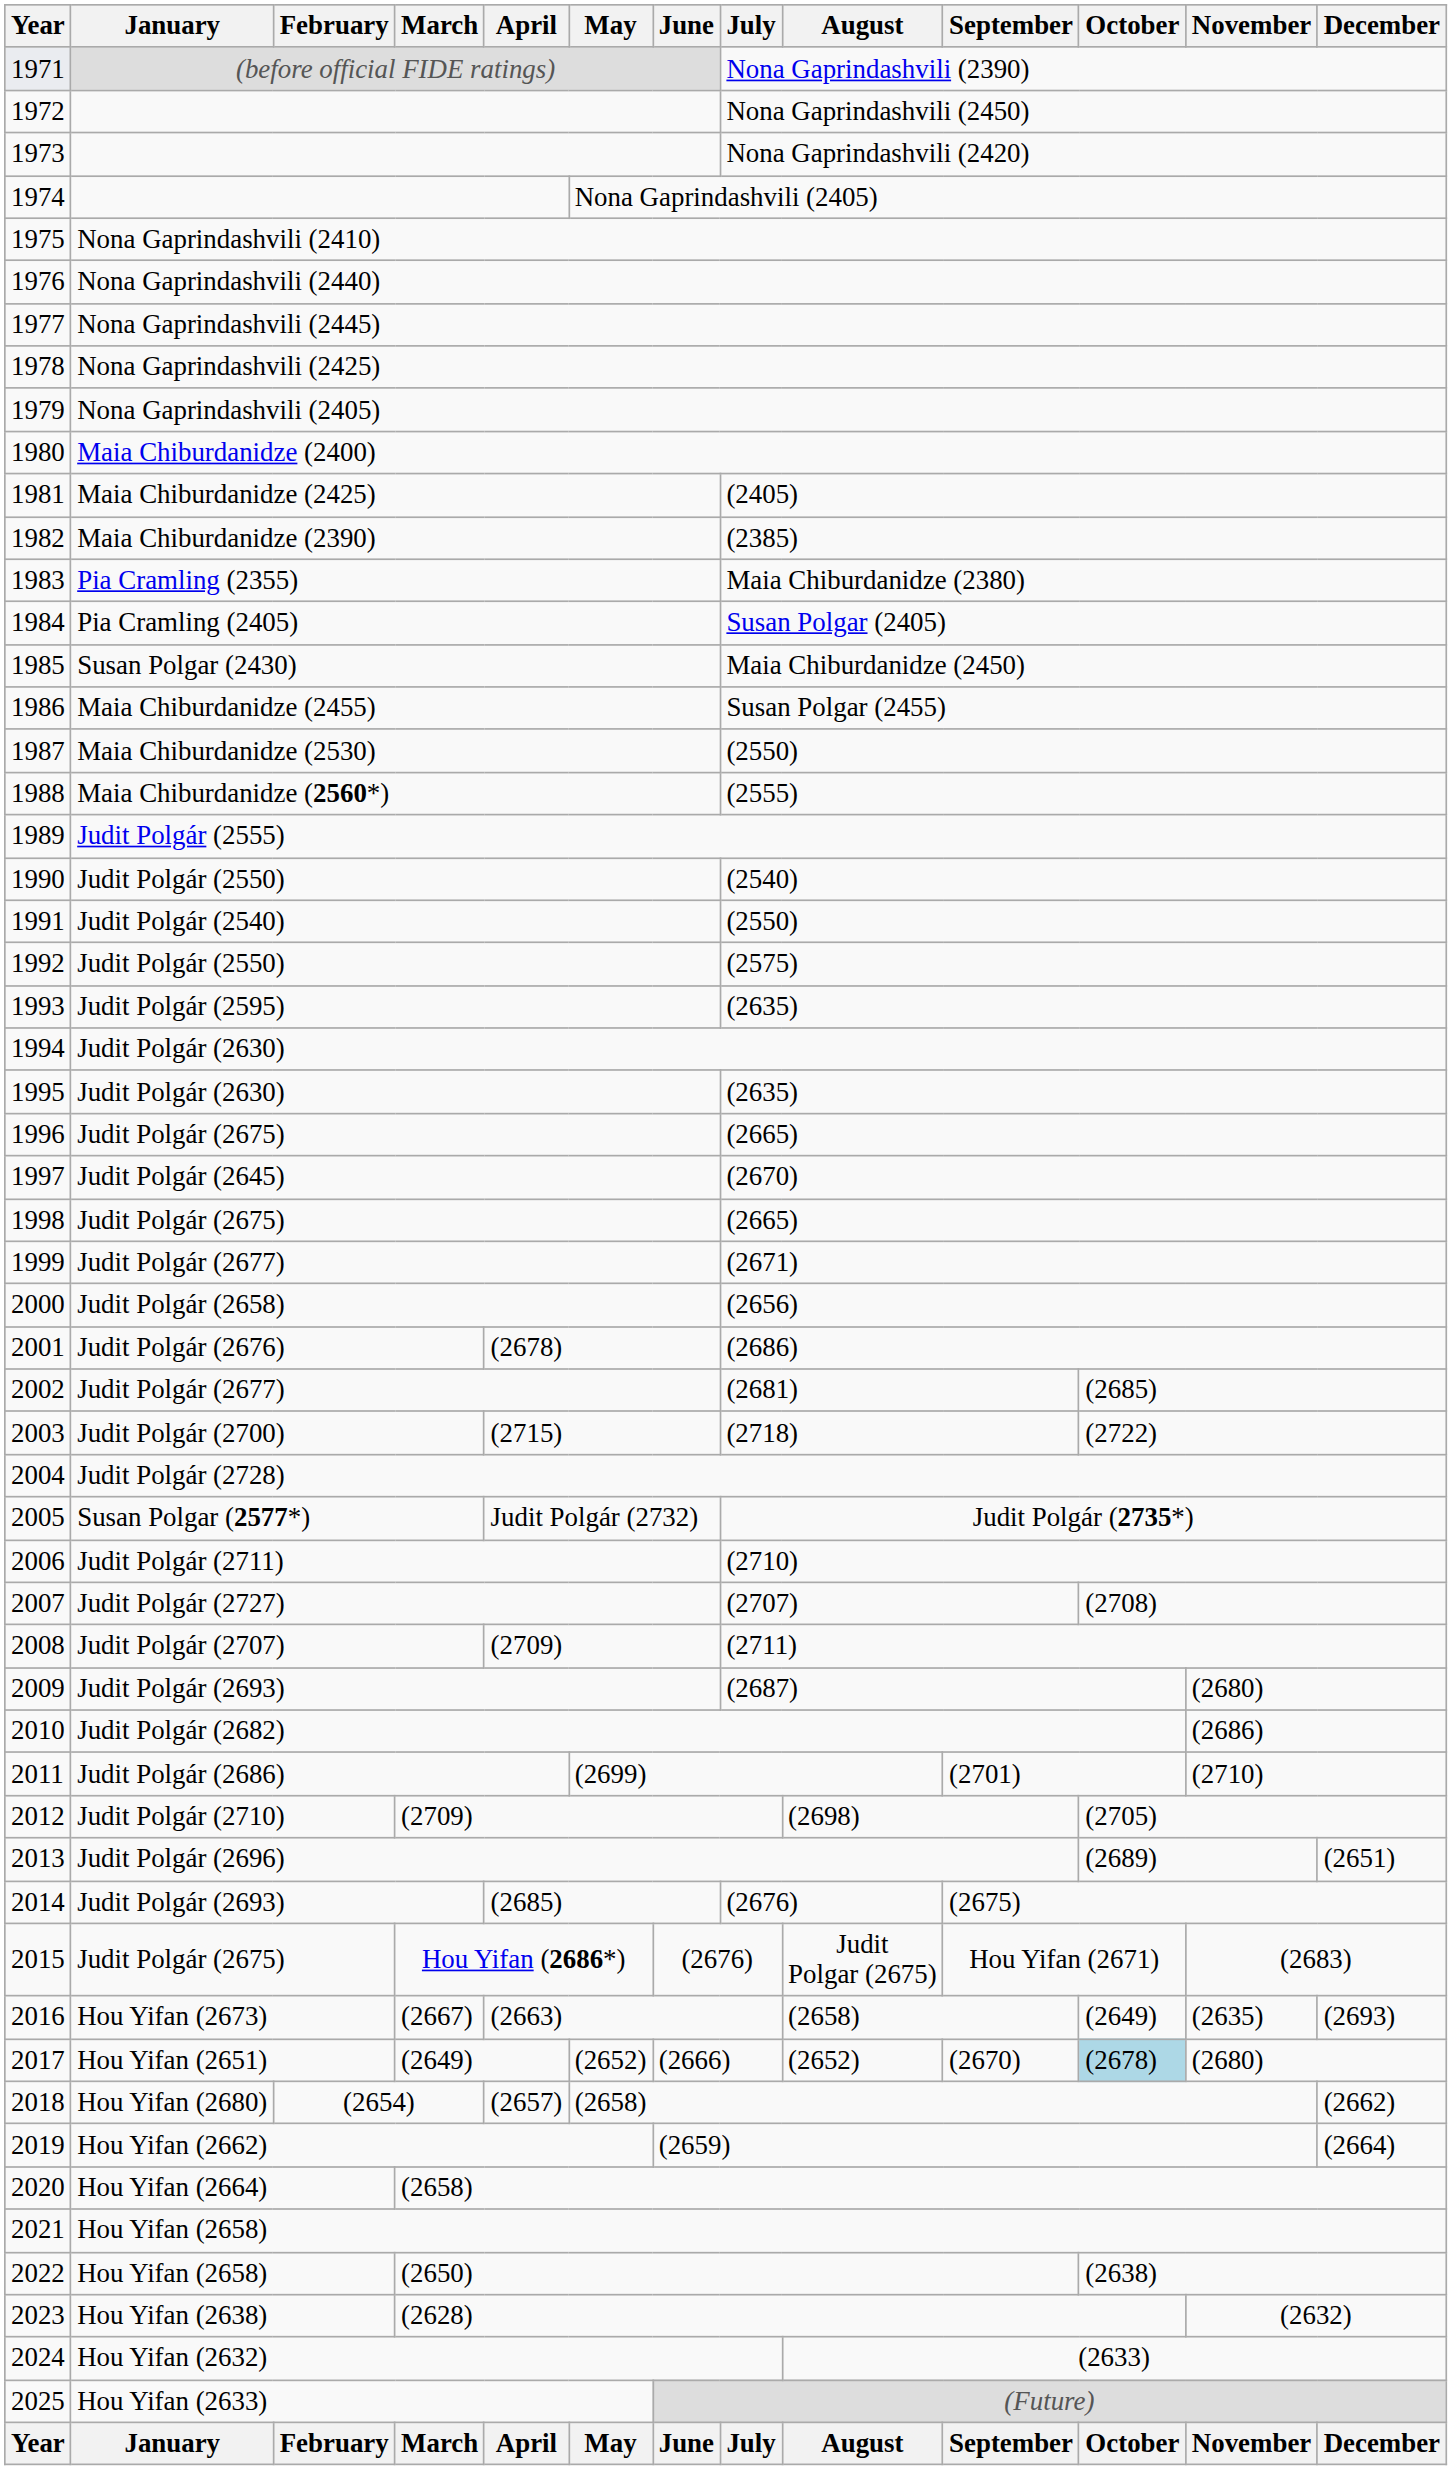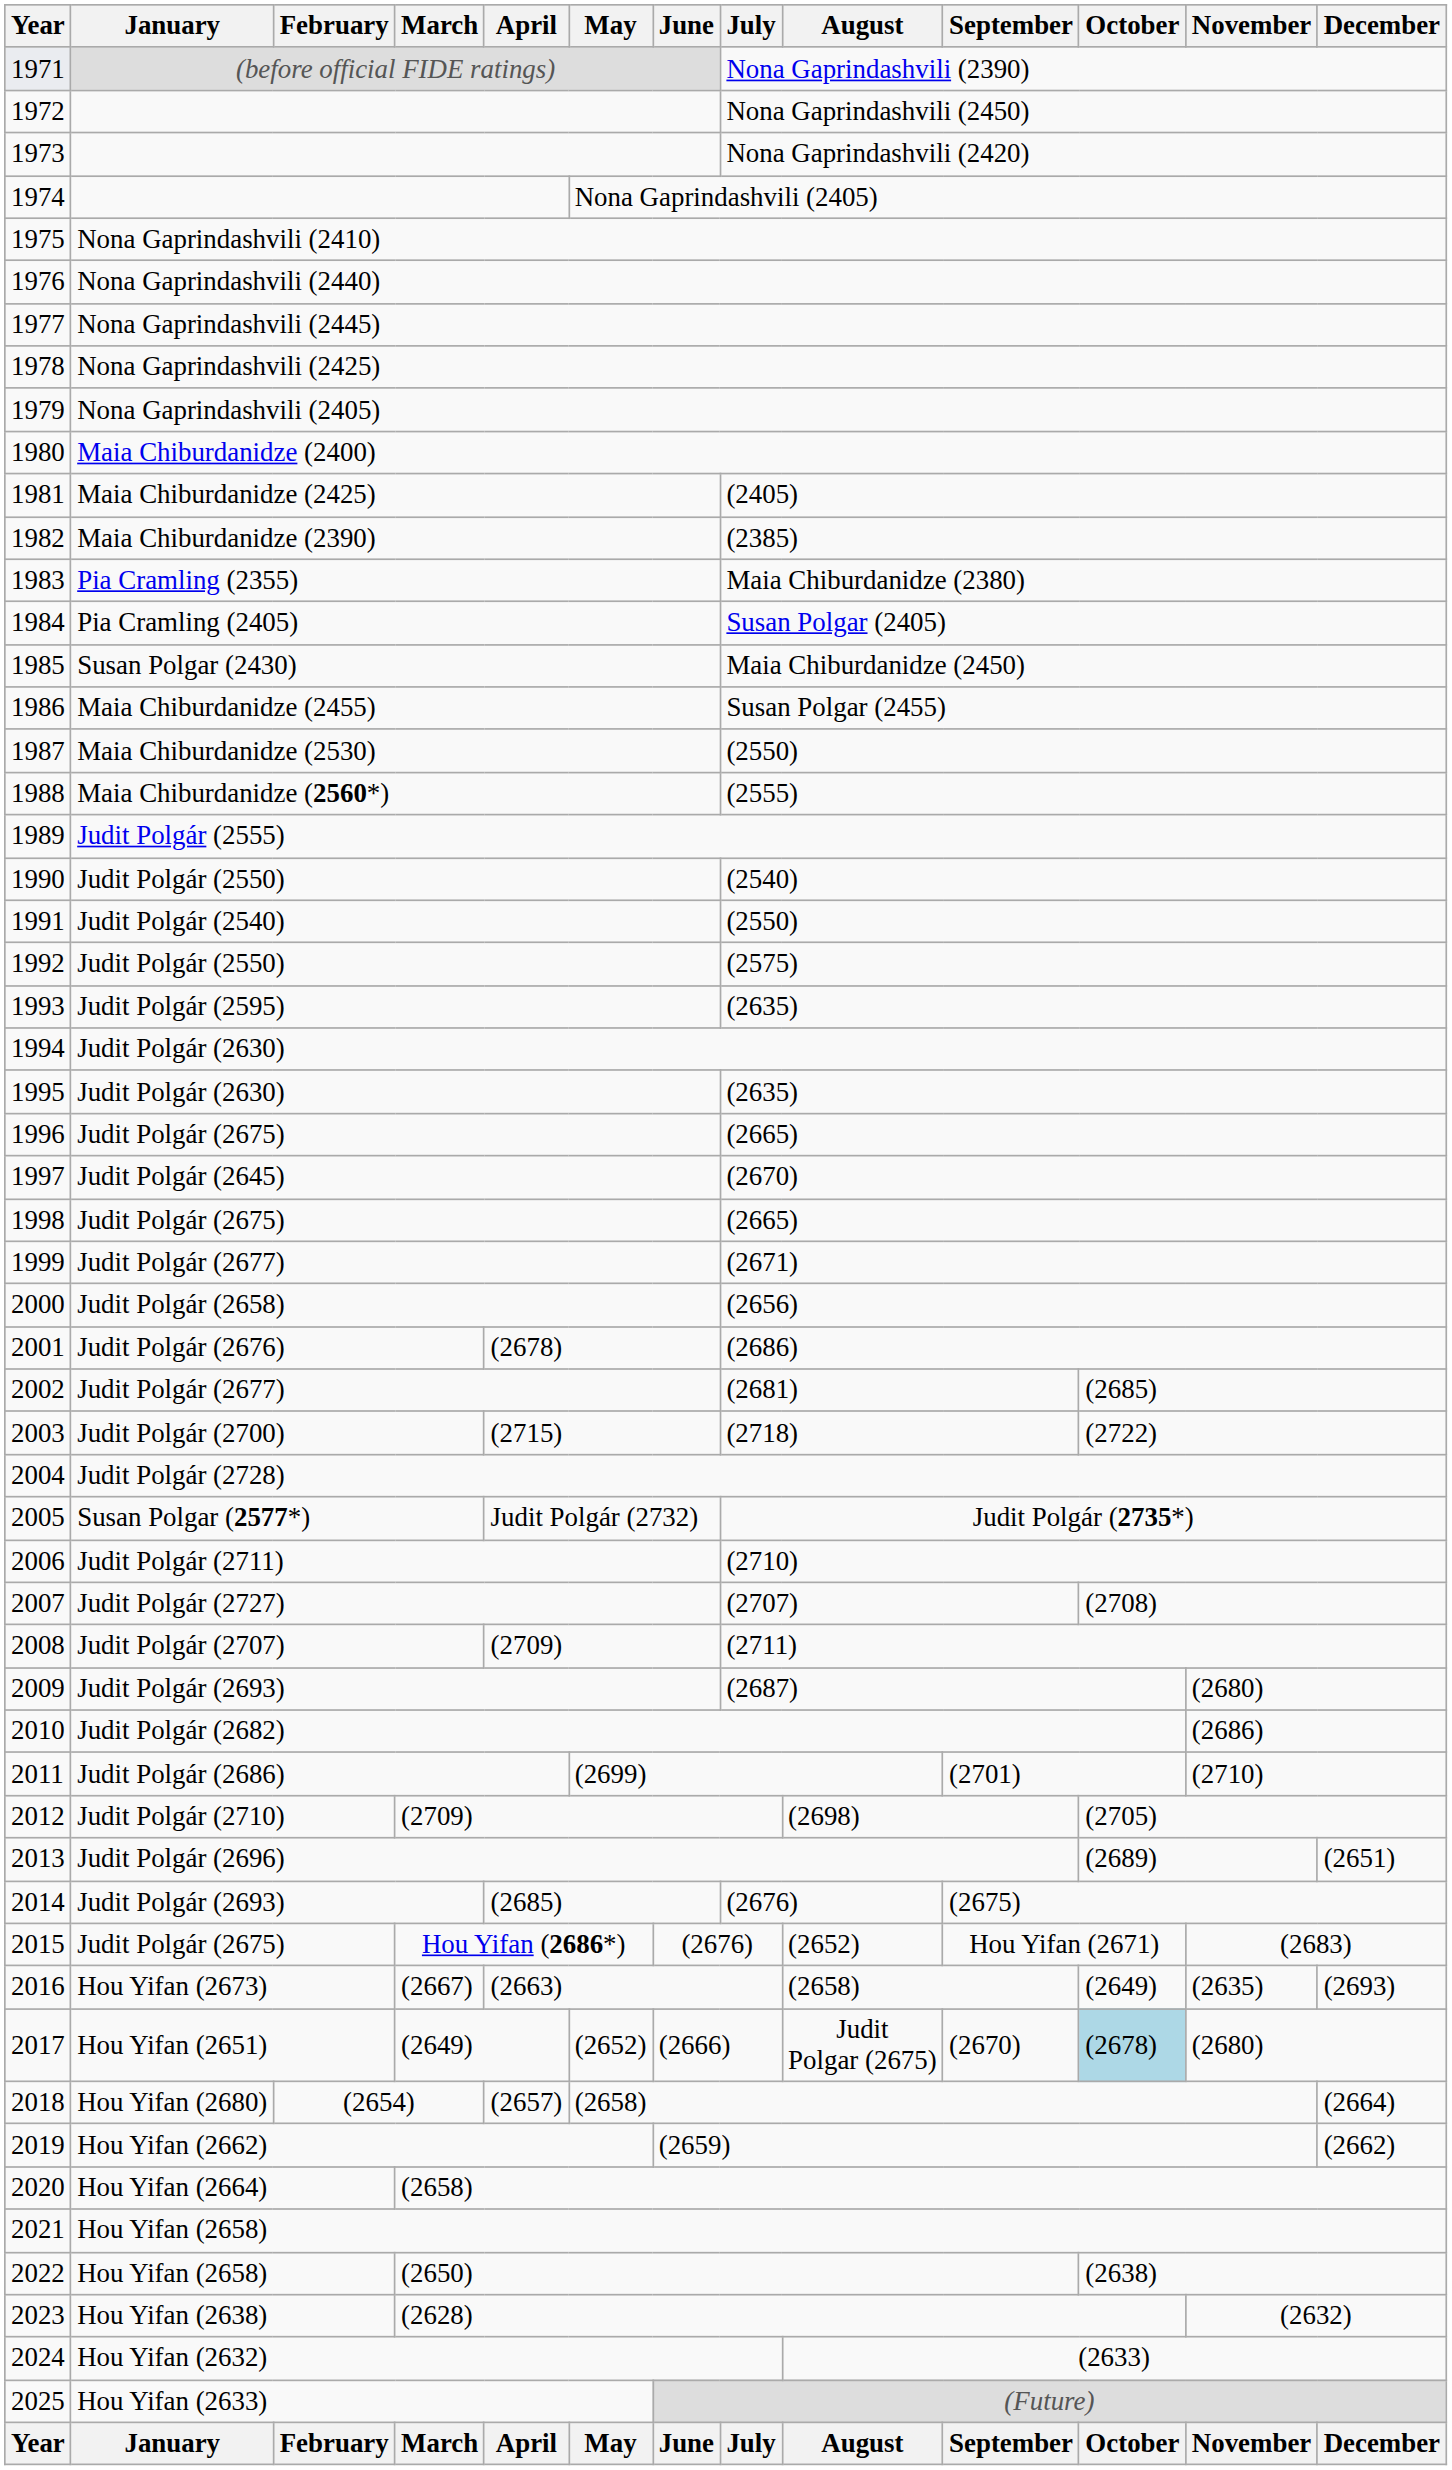(862, 1959) Judit Polgar (2675) -> (824, 1944) (2652)
(824, 2059) (2652) -> (862, 2044) Judit Polgar (2675)
(1359, 2102) (2662) -> (1359, 2102) (2664)
(1359, 2144) (2664) -> (1359, 2144) (2662)
